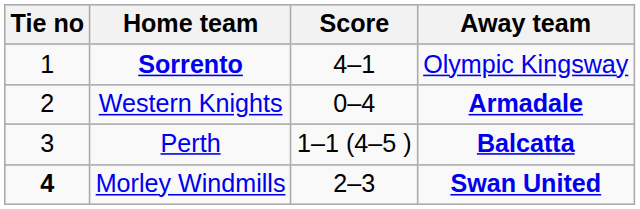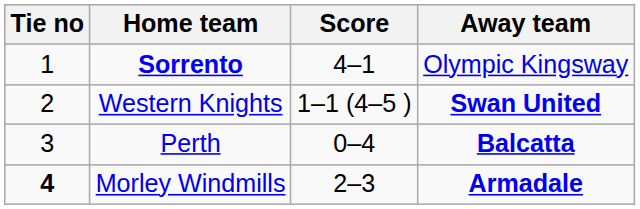(354, 104) 0–4 -> (354, 104) 1–1 (4–5 )
(526, 104) Armadale -> (526, 104) Swan United
(354, 143) 1–1 (4–5 ) -> (354, 143) 0–4
(526, 183) Swan United -> (526, 183) Armadale
